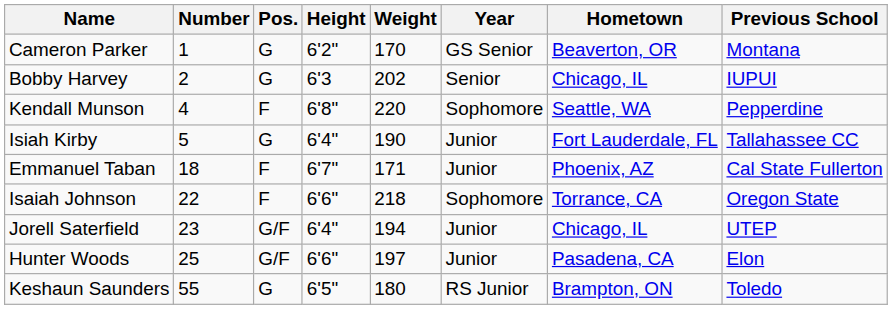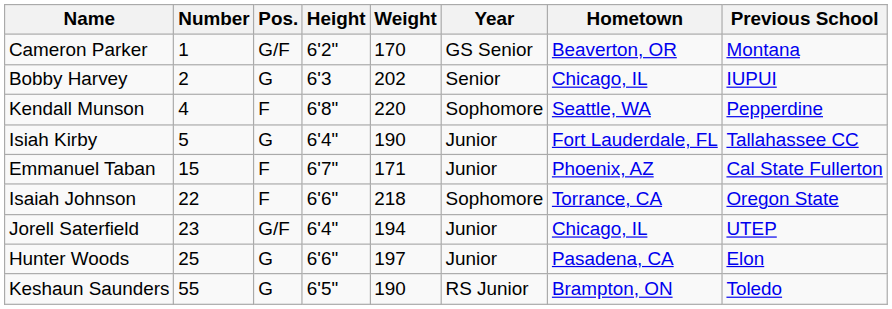(266, 49) G -> (274, 49) G/F
(189, 169) 18 -> (189, 169) 15
(274, 259) G/F -> (266, 259) G
(390, 288) 180 -> (390, 288) 190
